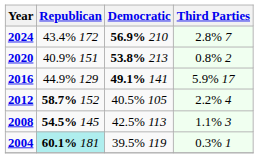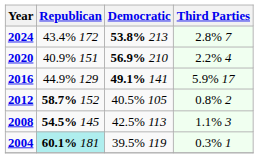(139, 36) 56.9% 210 -> (139, 36) 53.8% 213
(139, 57) 53.8% 213 -> (139, 57) 56.9% 210
(213, 57) 0.8% 2 -> (213, 57) 2.2% 4
(213, 99) 2.2% 4 -> (213, 99) 0.8% 2
